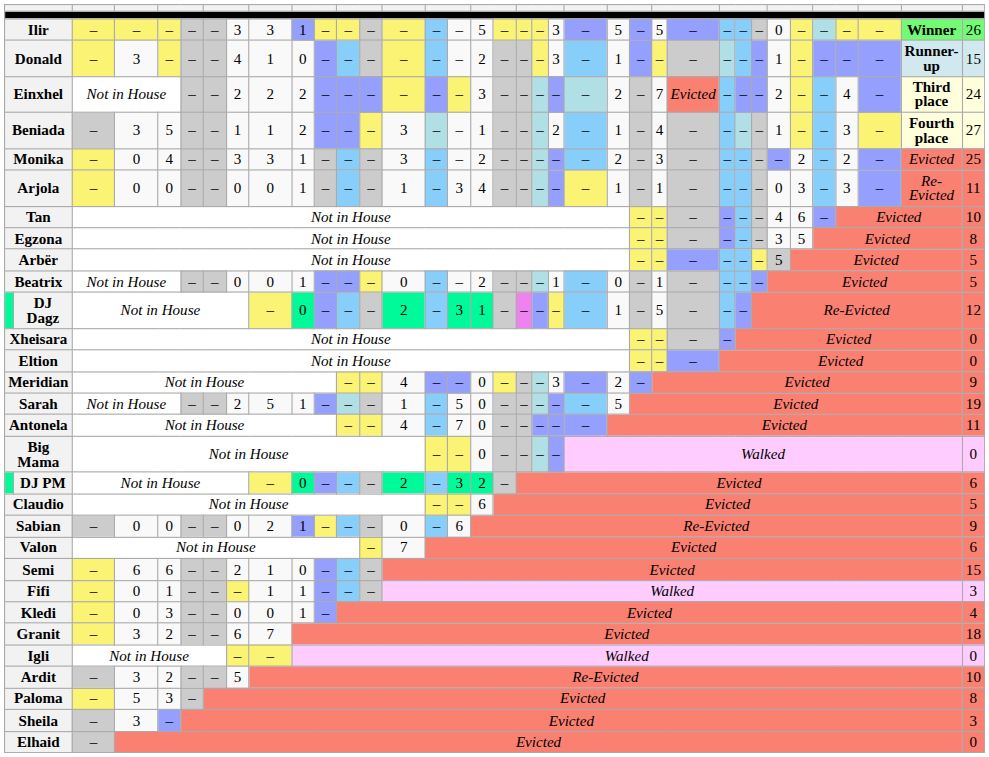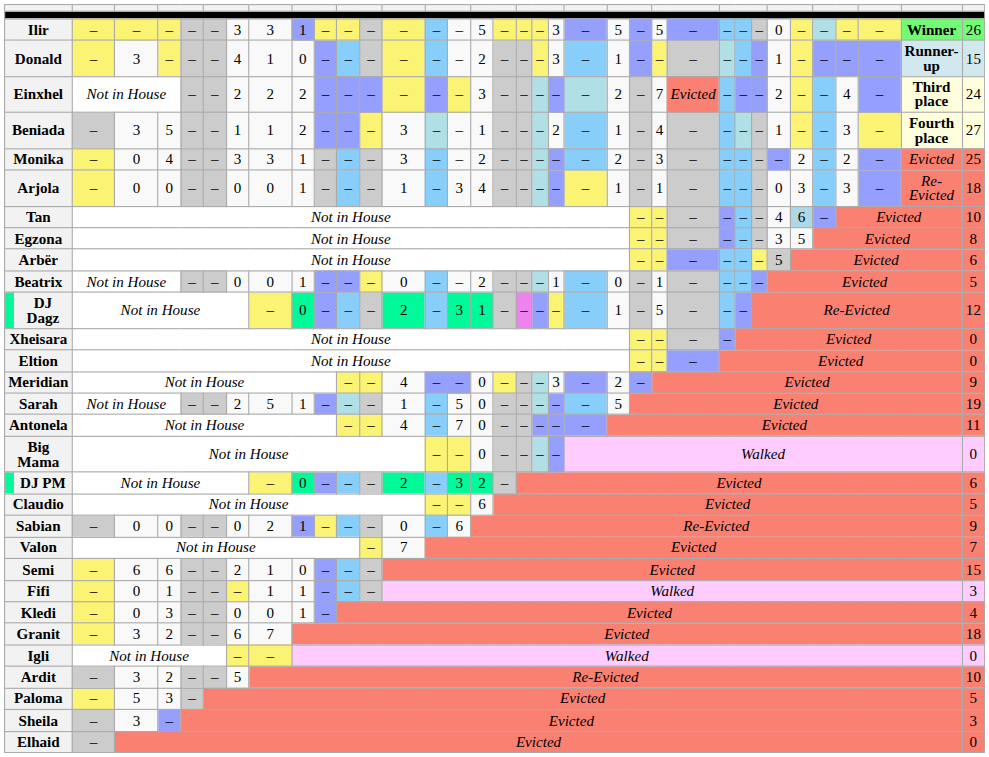(973, 188) 11 -> (973, 188) 18
(801, 216) no background -> (801, 216) lightblue background
(973, 260) 5 -> (973, 260) 6
(973, 547) 6 -> (973, 547) 7
(973, 698) 8 -> (973, 698) 5
